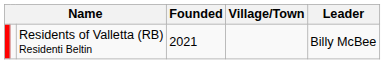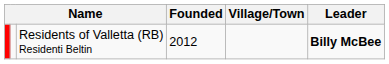(183, 41) 2021 -> (183, 41) 2012
(343, 41) normal -> (346, 41) bold
